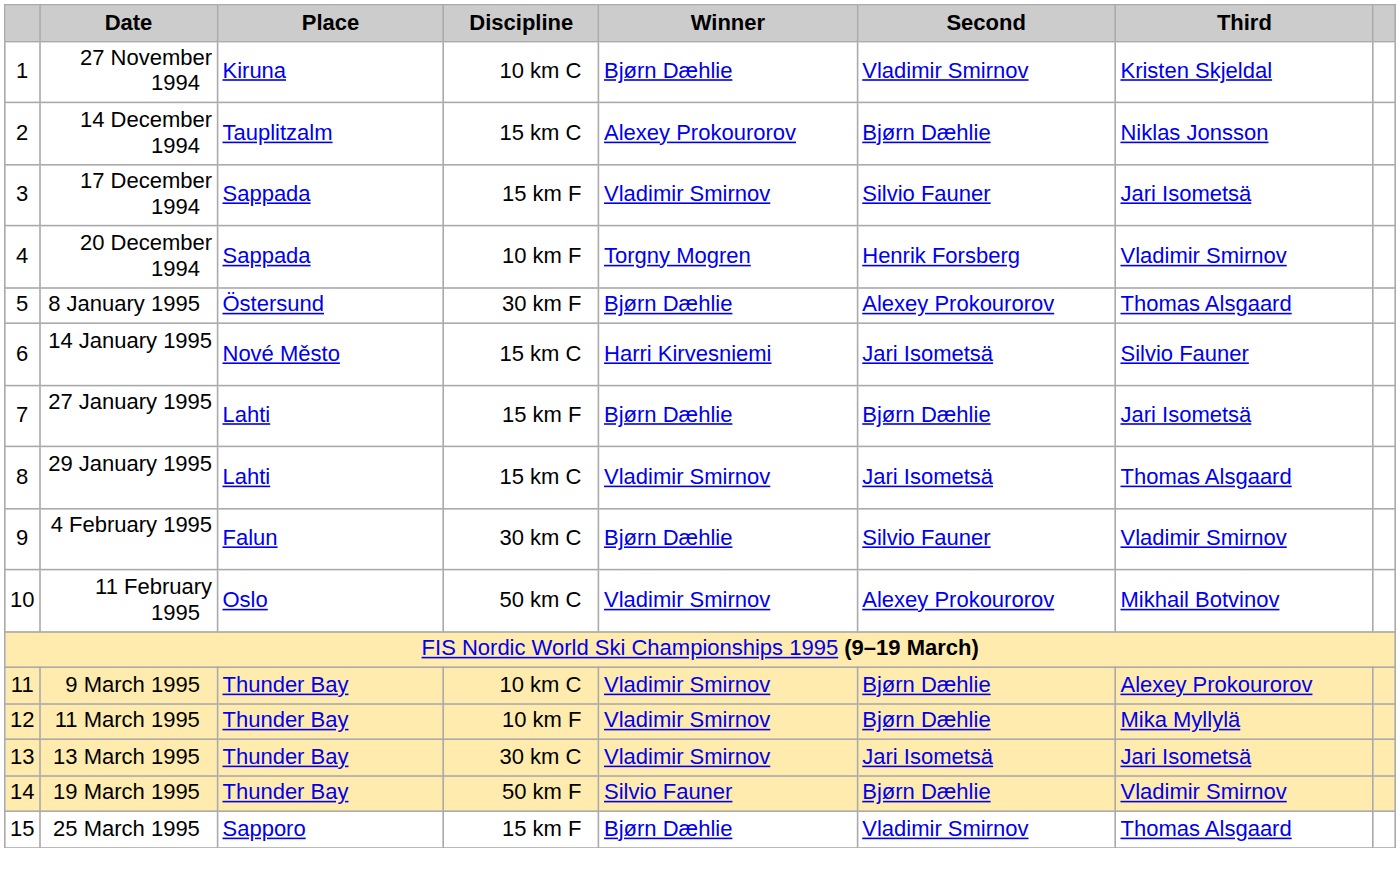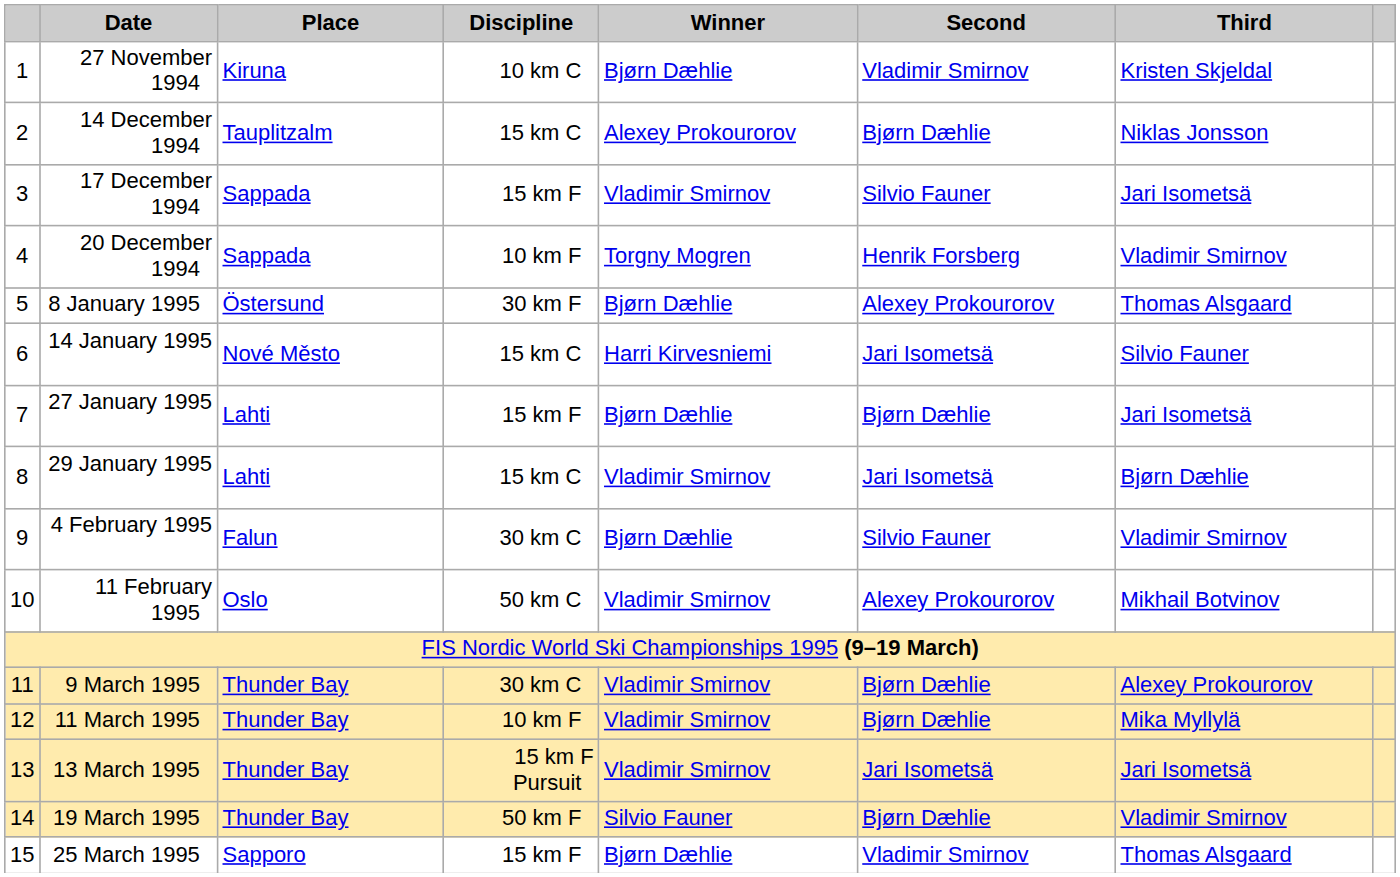(1206, 476) Thomas Alsgaard -> (1185, 476) Bjørn Dæhlie
(547, 684) 10 km C -> (547, 684) 30 km C
(547, 756) 30 km C -> (553, 769) 15 km F Pursuit
